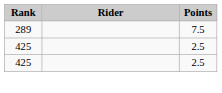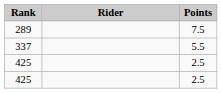+ row: (23, 46)
